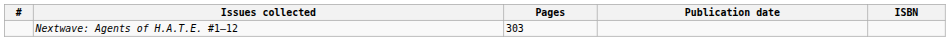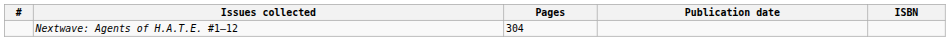(515, 29) 303 -> (515, 29) 304
